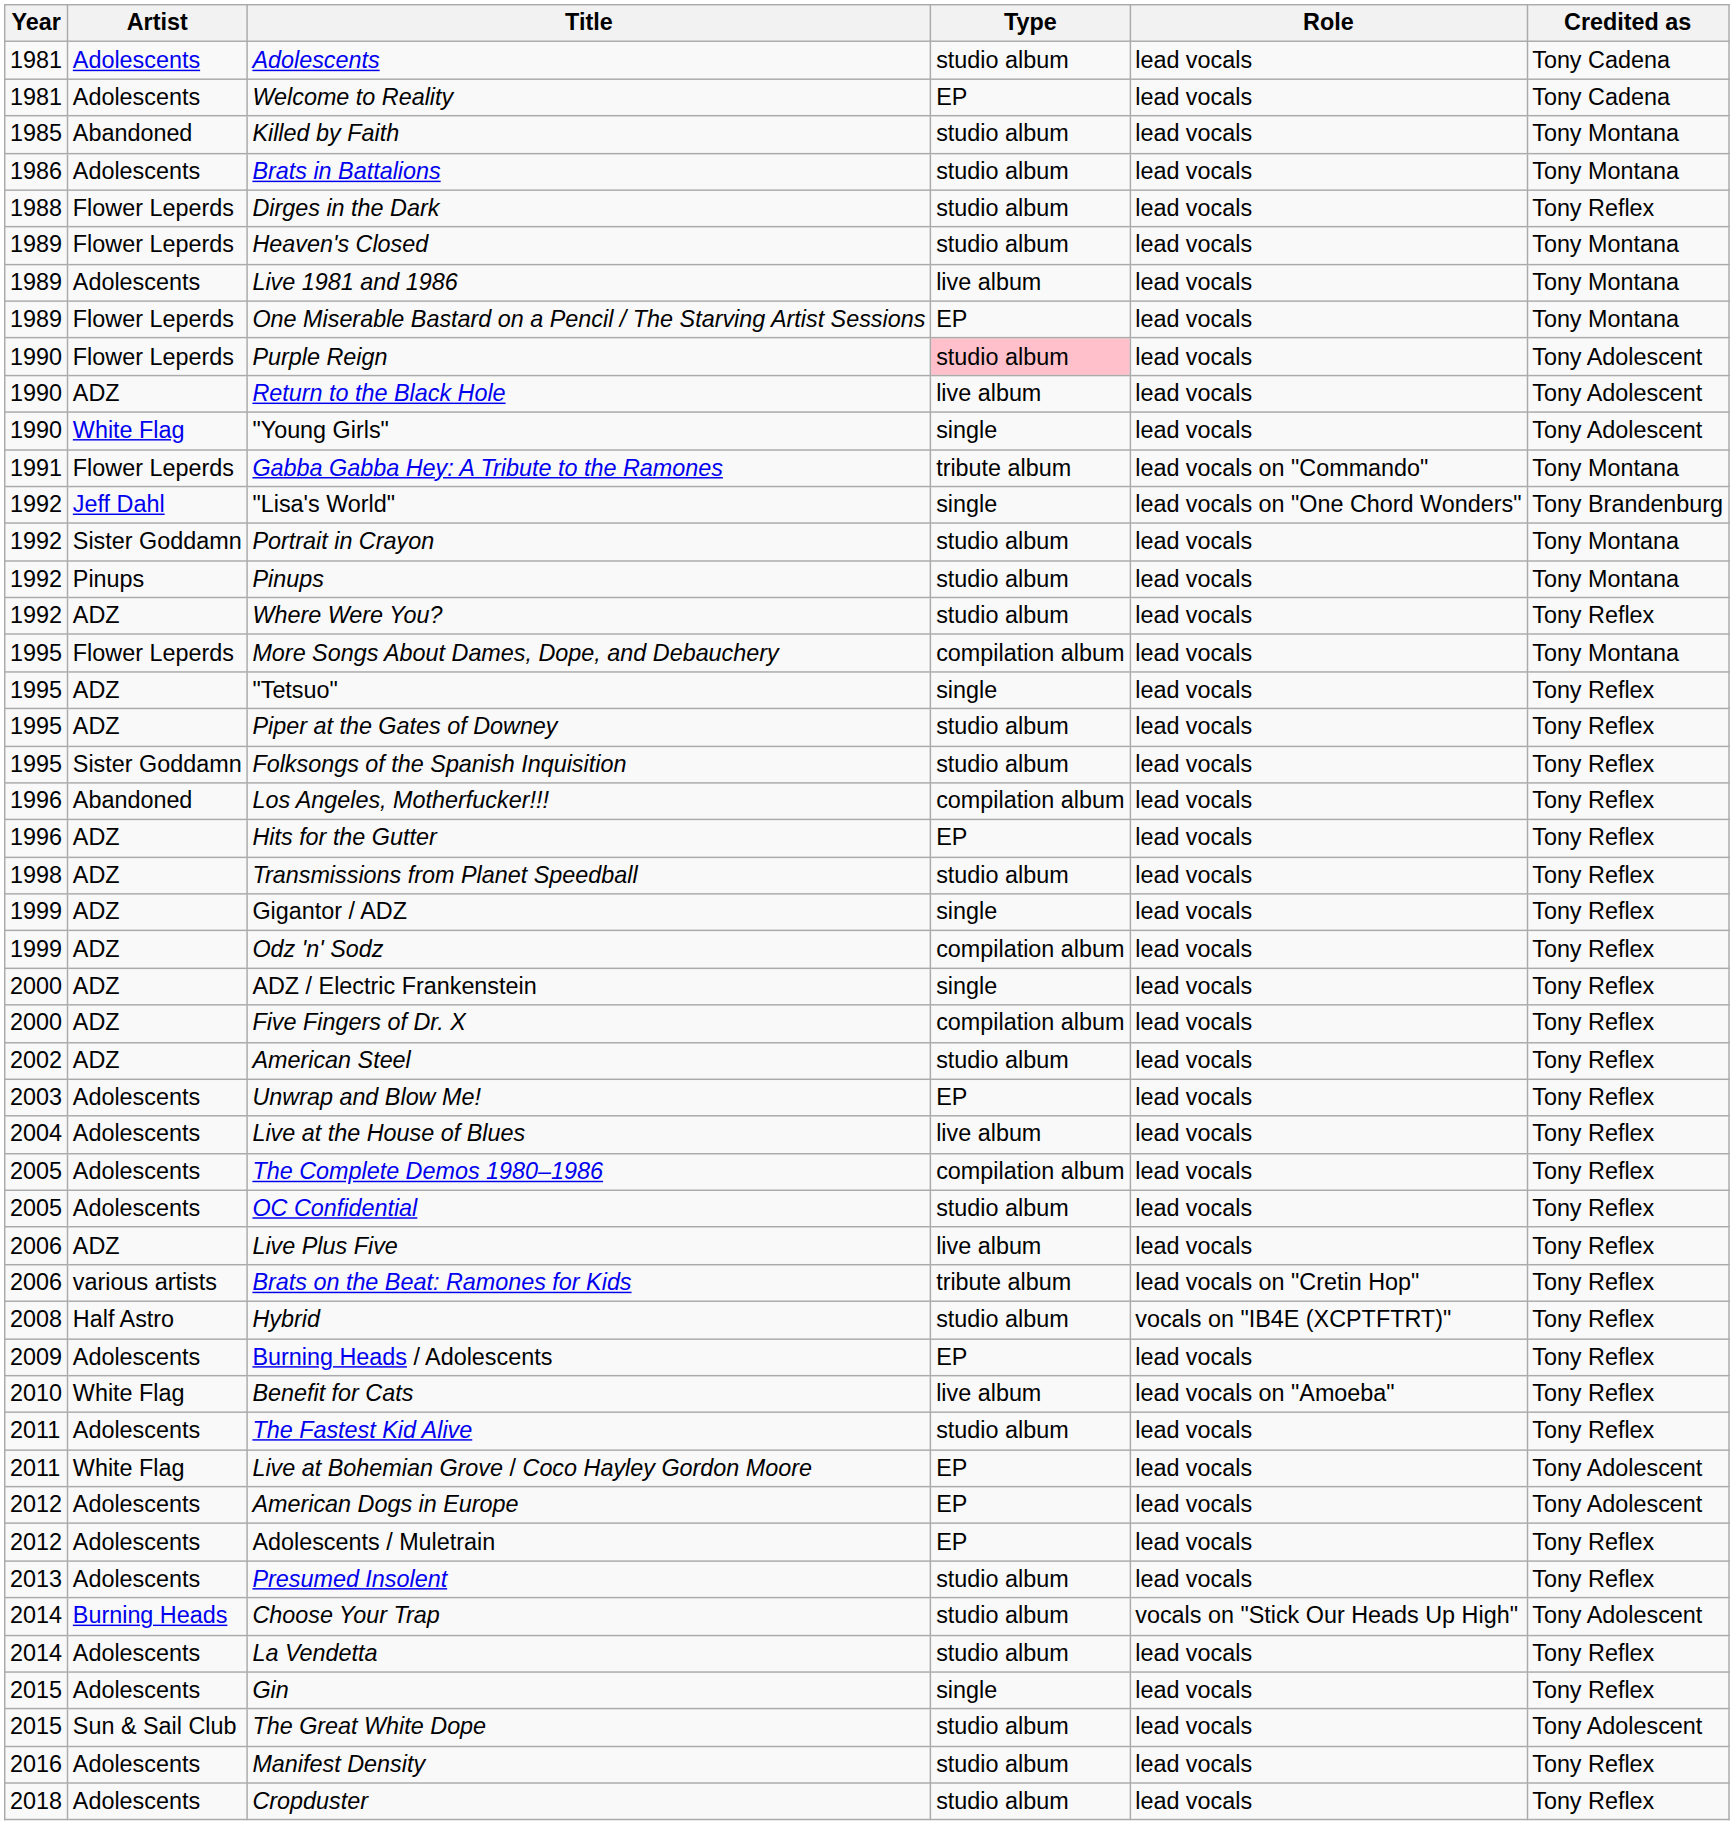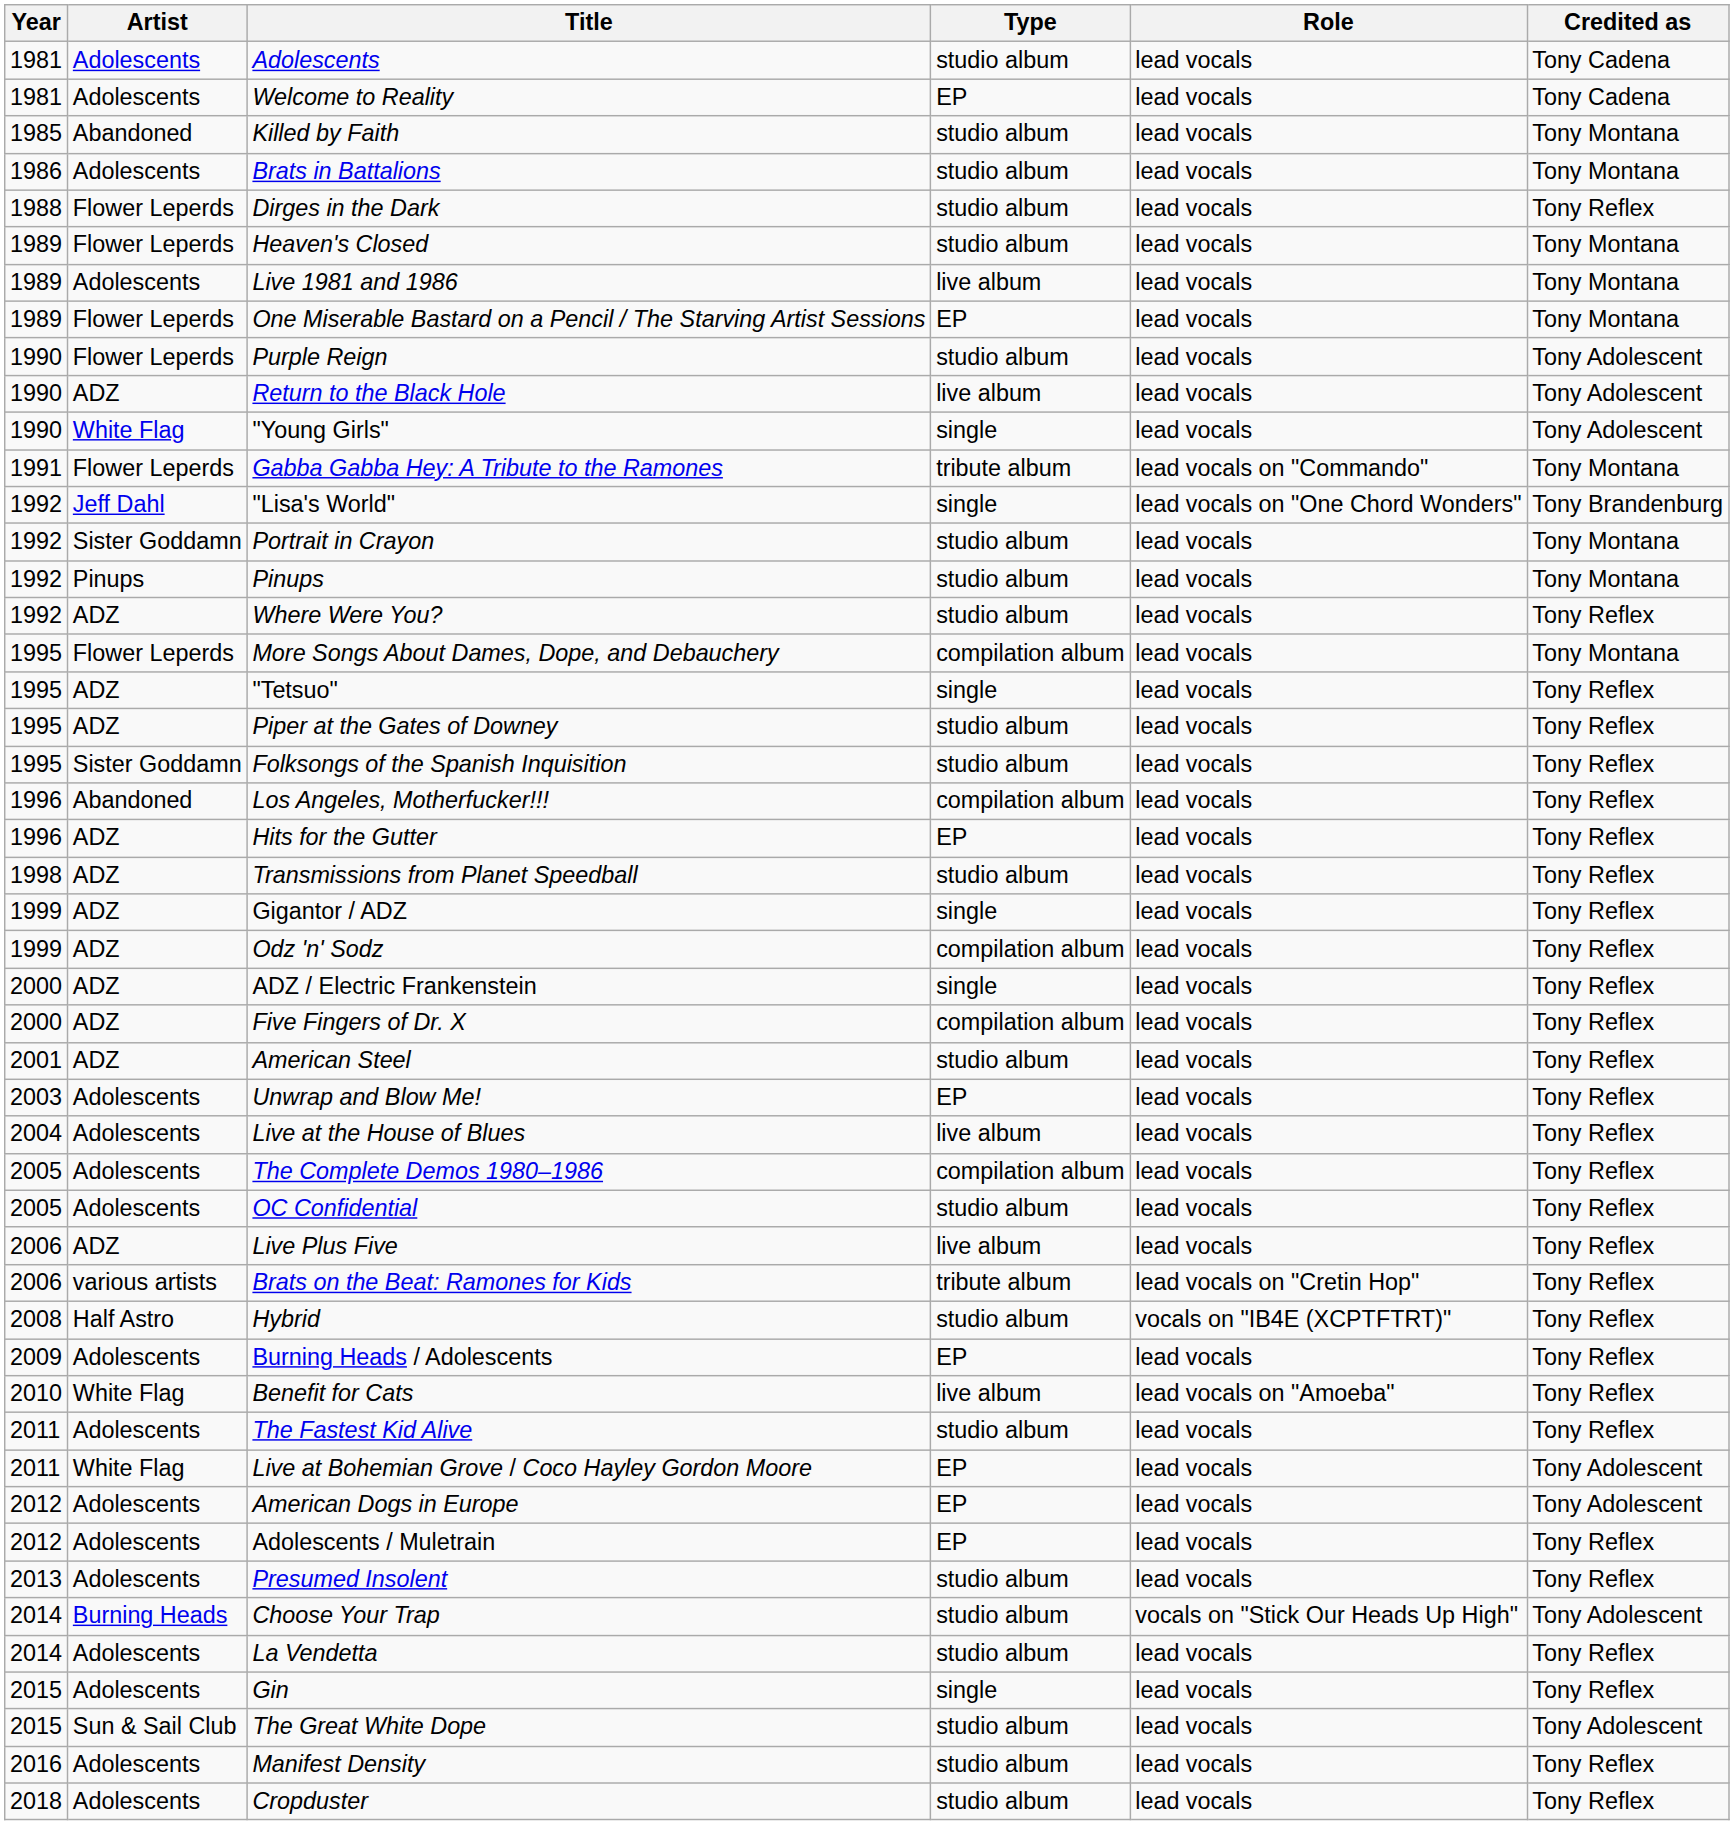(1002, 356) pink background -> (1002, 356) no background
(36, 1060) 2002 -> (36, 1060) 2001
